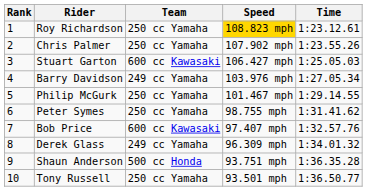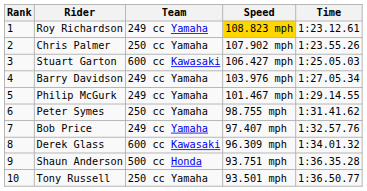(168, 30) 250 cc Yamaha -> (168, 30) 249 cc Yamaha
(168, 96) 250 cc Yamaha -> (168, 96) 249 cc Yamaha
(174, 129) 600 cc Kawasaki -> (168, 129) 249 cc Yamaha
(168, 145) 249 cc Yamaha -> (174, 145) 600 cc Kawasaki
